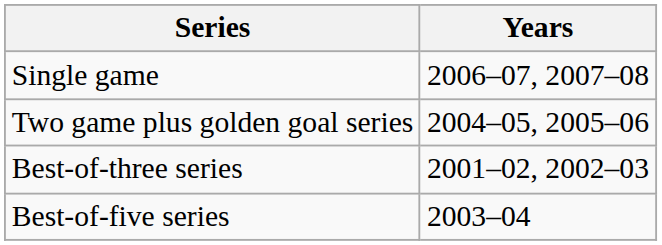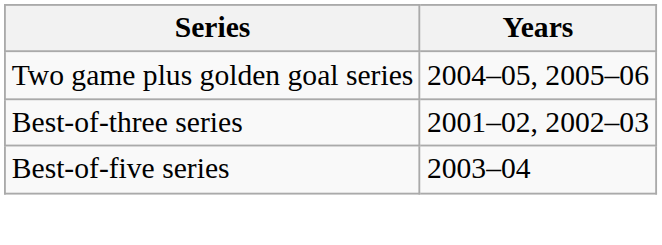- row: (85, 74)
